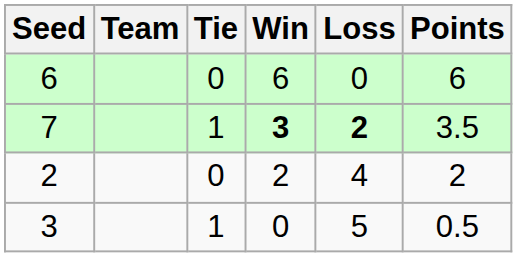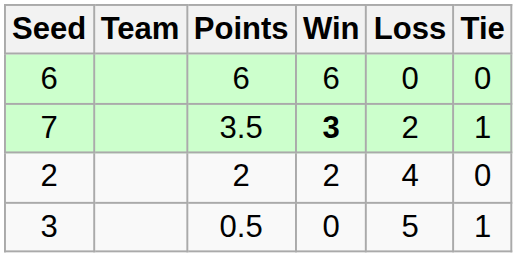columns swapped: (457, 29) <-> (216, 29)
(359, 127) bold -> (410, 127) normal
